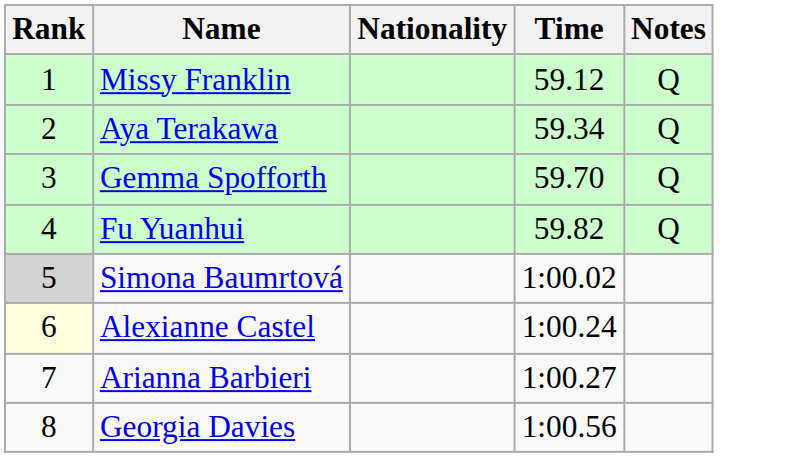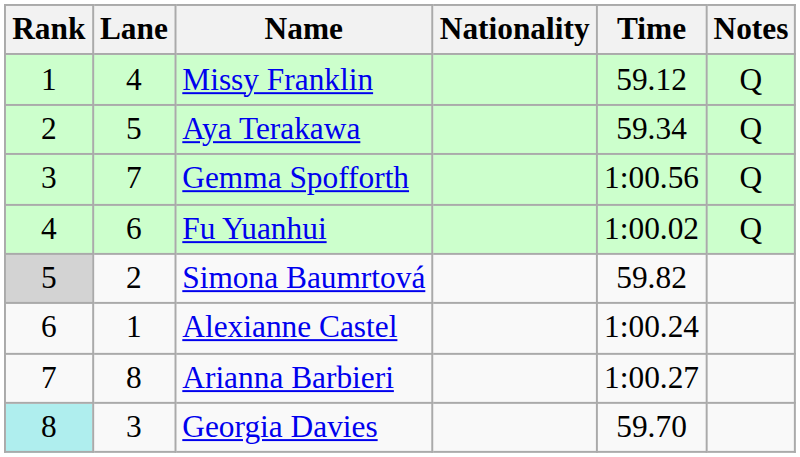+ column: (134, 29)
(569, 178) 59.70 -> (652, 178) 1:00.56
(569, 228) 59.82 -> (652, 228) 1:00.02
(569, 278) 1:00.02 -> (652, 278) 59.82
(49, 327) lightyellow background -> (49, 327) no background
(49, 427) no background -> (49, 427) paleturquoise background
(569, 427) 1:00.56 -> (652, 427) 59.70
